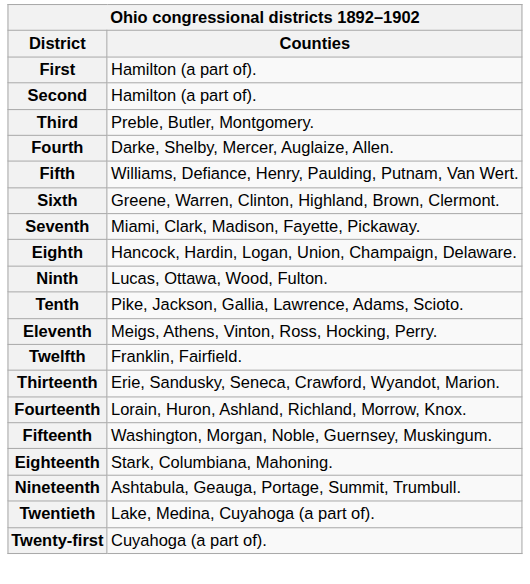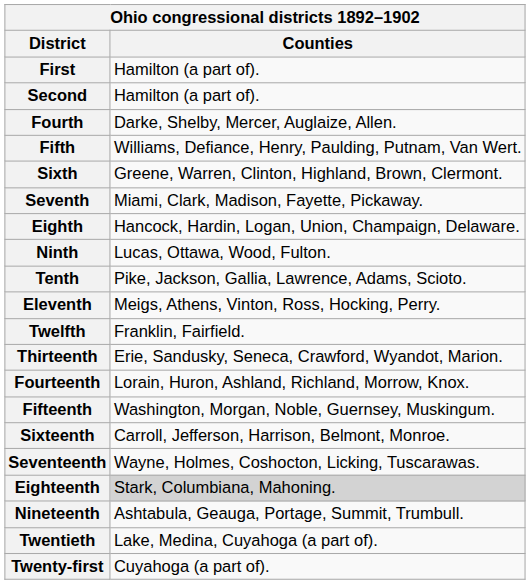- row: (57, 122)
+ row: (57, 435)
+ row: (57, 461)
(222, 461) no background -> (225, 488) lightgrey background
